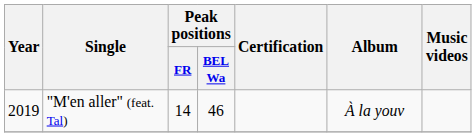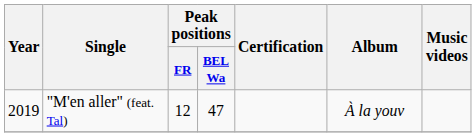(183, 110) 14 -> (183, 110) 12
(216, 110) 46 -> (216, 110) 47
